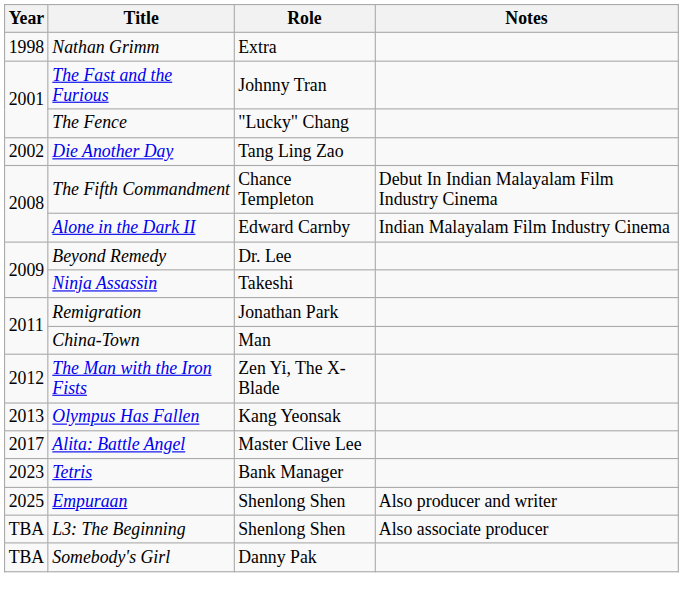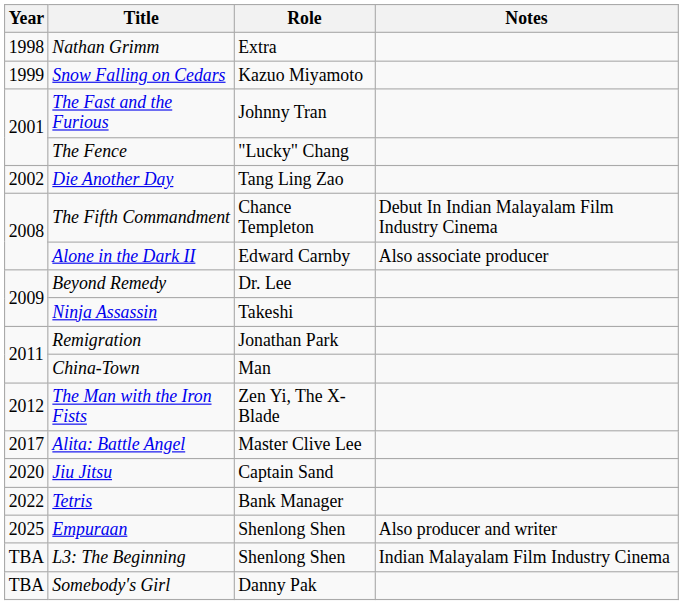+ row: (139, 74)
(524, 227) Indian Malayalam Film Industry Cinema -> (464, 255) Also associate producer
- row: (126, 416)
+ row: (82, 472)
(26, 472) 2023 -> (26, 501) 2022
(464, 529) Also associate producer -> (524, 557) Indian Malayalam Film Industry Cinema
